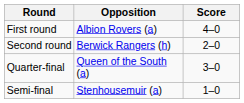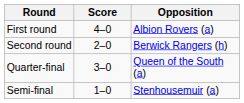columns swapped: (129, 12) <-> (211, 12)
